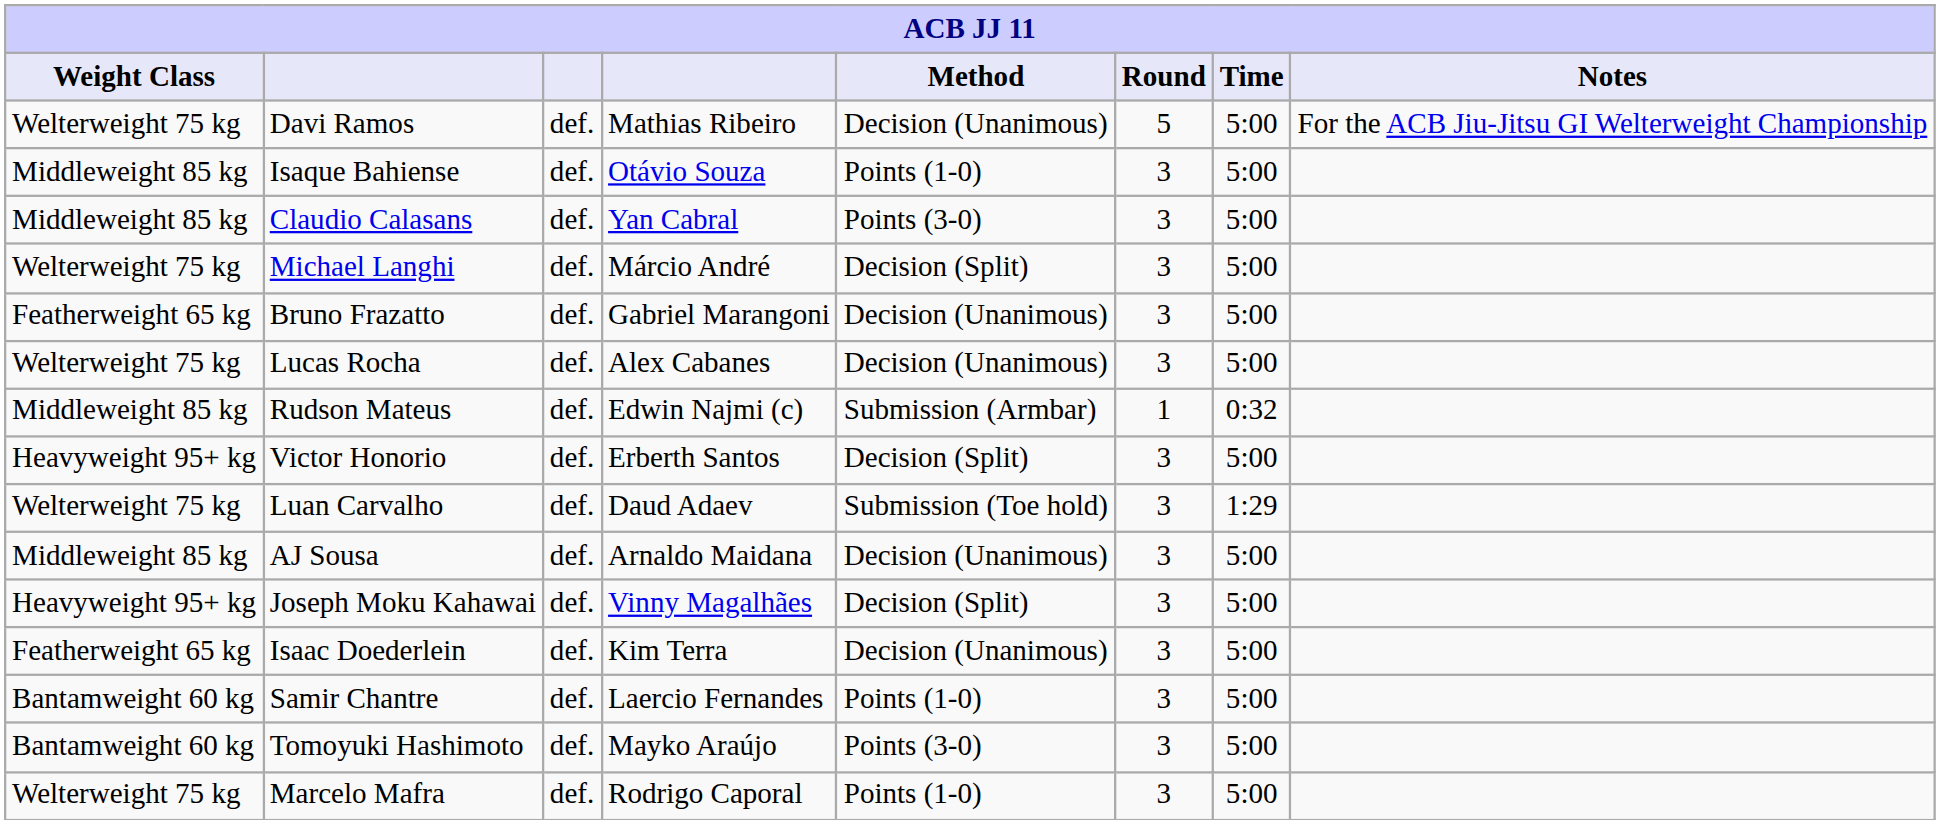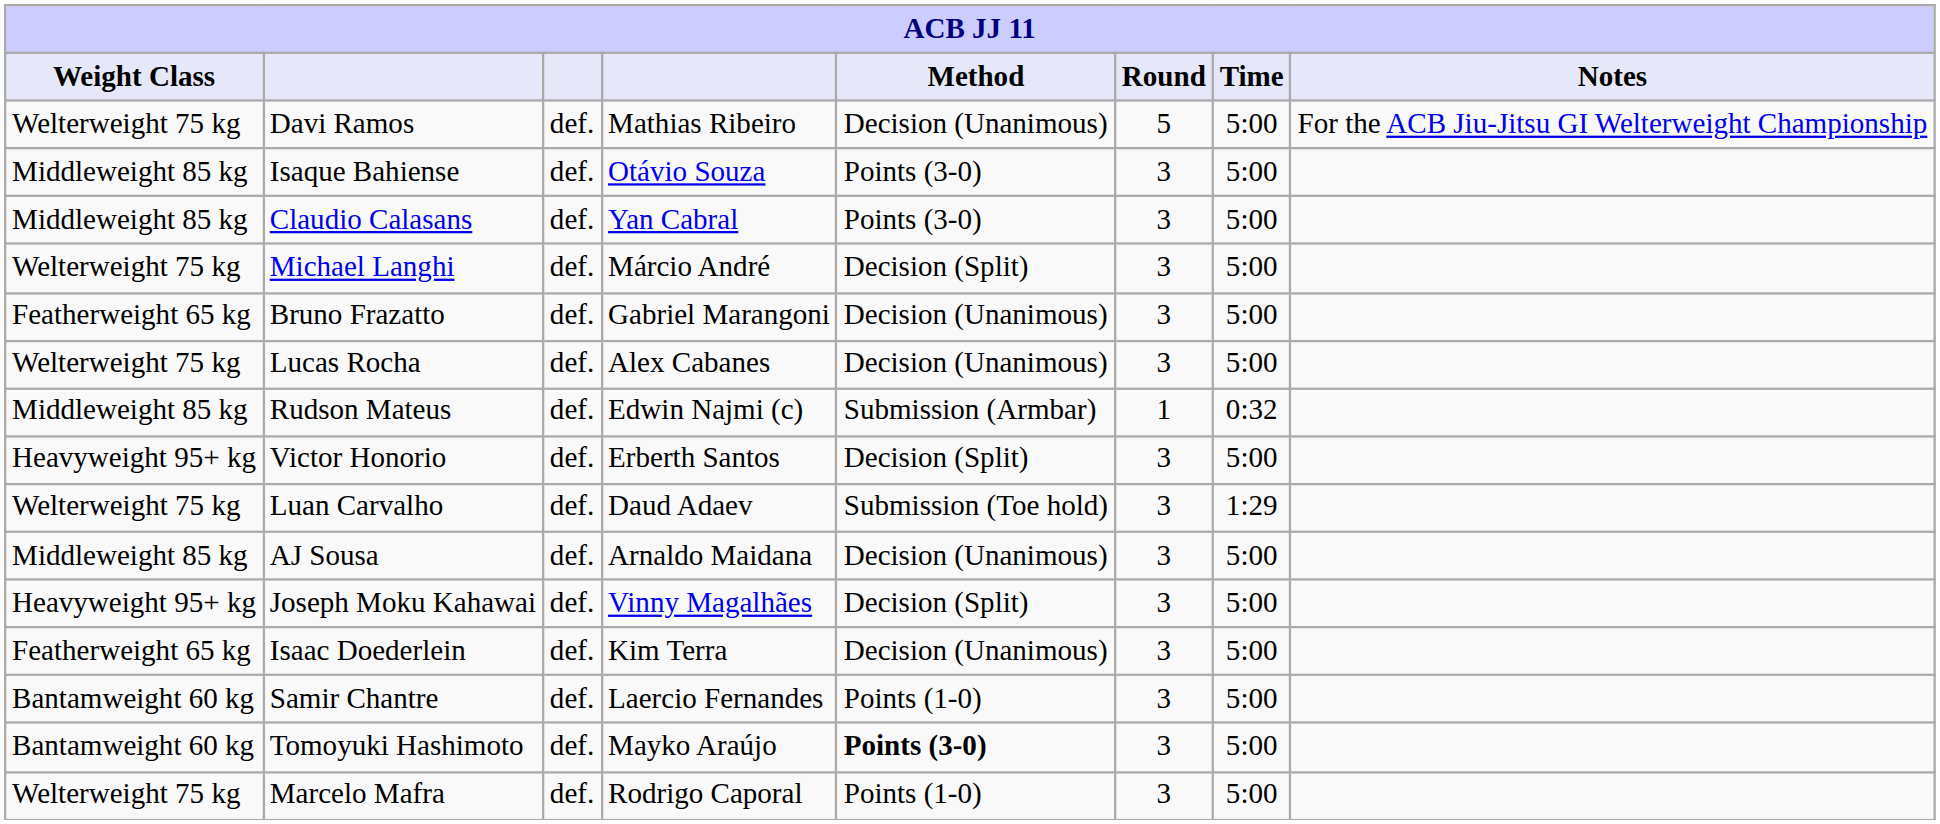(913, 171) Points (1-0) -> (913, 171) Points (3-0)
(913, 746) normal -> (915, 746) bold
